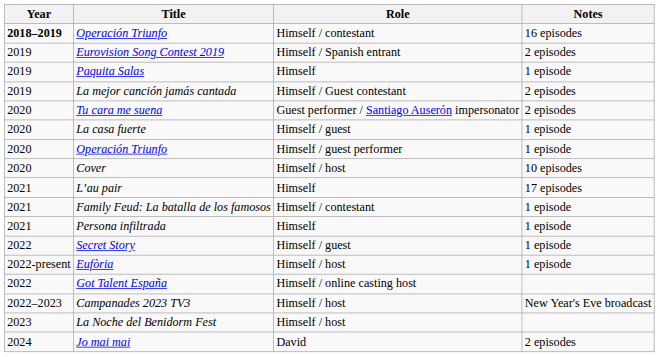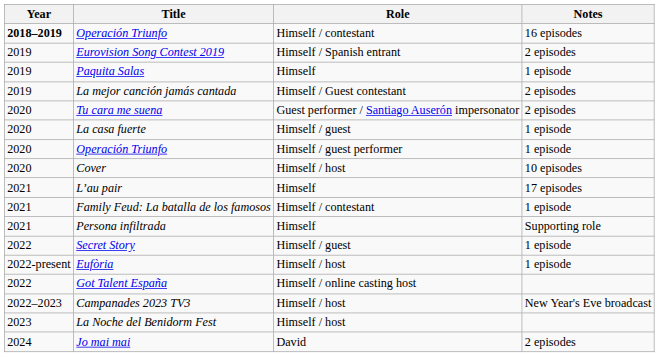(548, 226) 1 episode -> (563, 226) Supporting role
